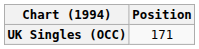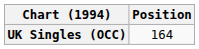(162, 35) 171 -> (162, 35) 164
